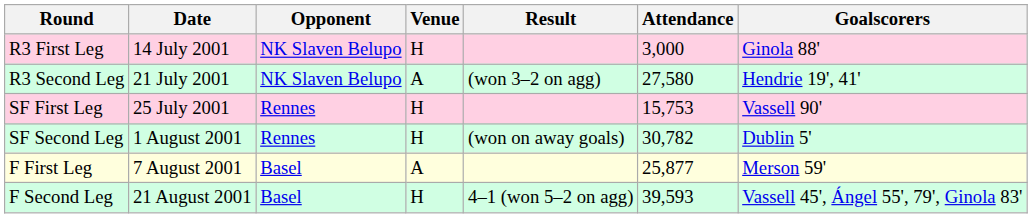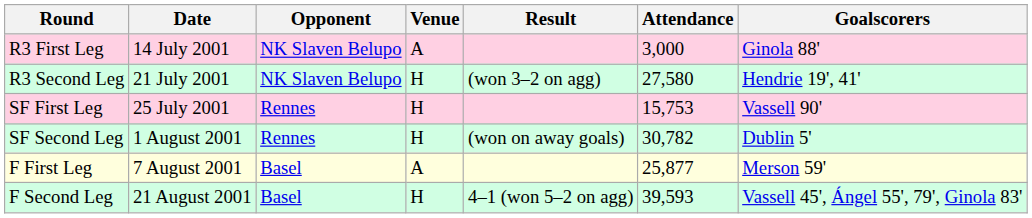(417, 49) H -> (417, 49) A
(417, 78) A -> (417, 78) H
